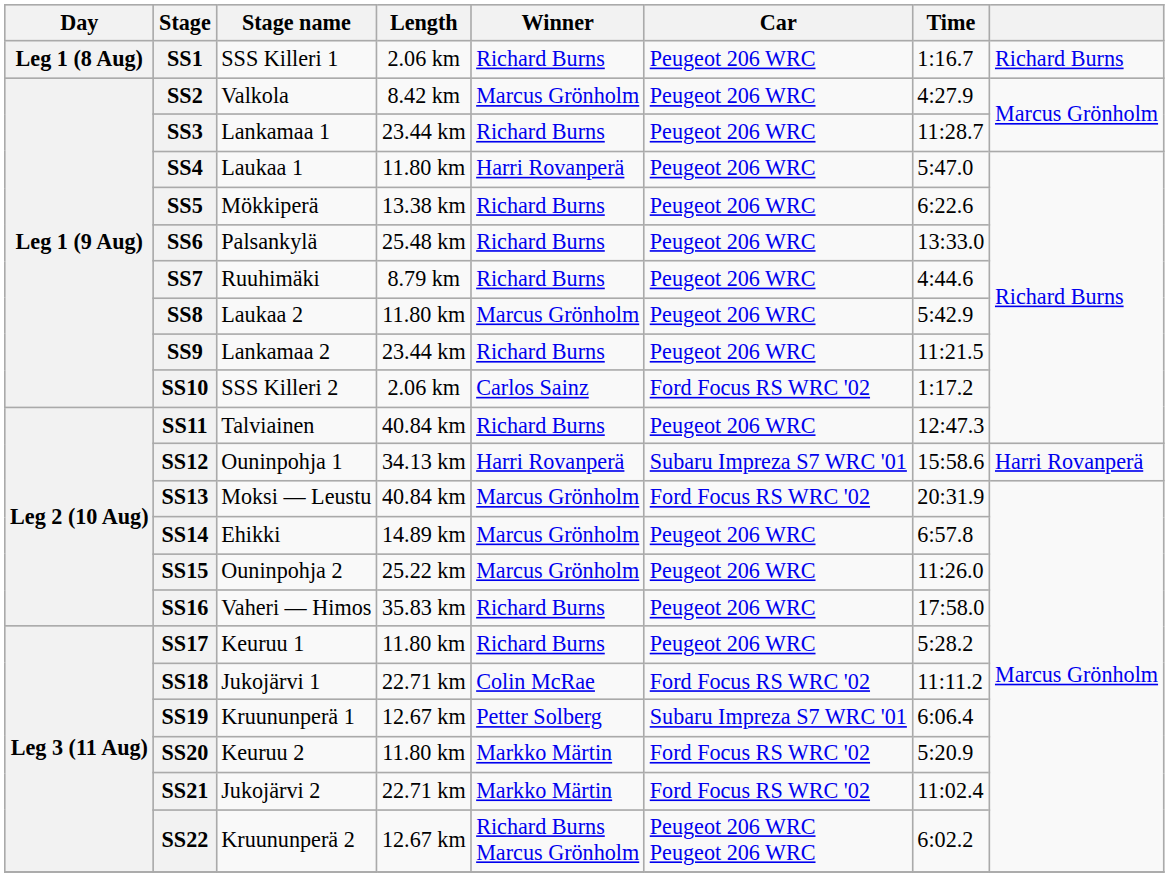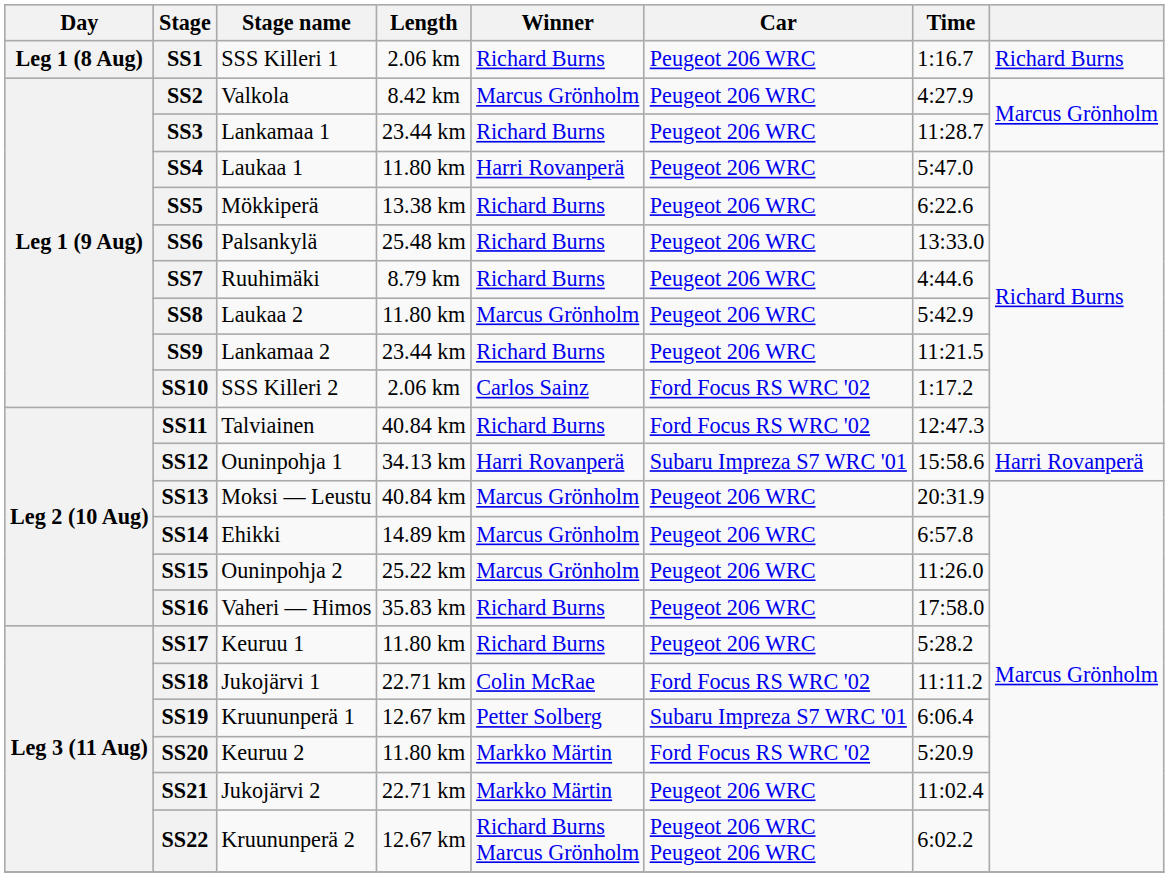(733, 424) Peugeot 206 WRC -> (760, 424) Ford Focus RS WRC '02
(760, 497) Ford Focus RS WRC '02 -> (733, 497) Peugeot 206 WRC
(760, 790) Ford Focus RS WRC '02 -> (733, 790) Peugeot 206 WRC
